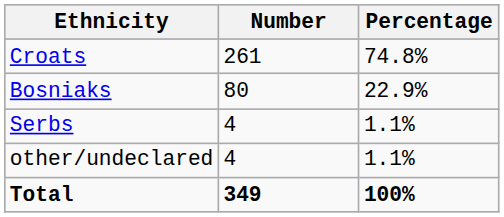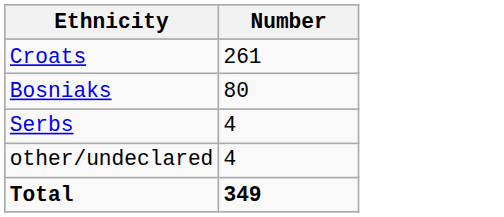- column: (429, 22)
